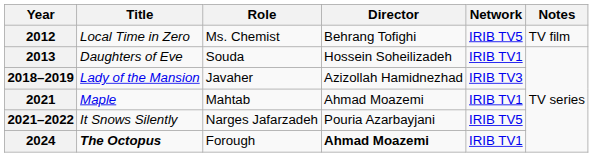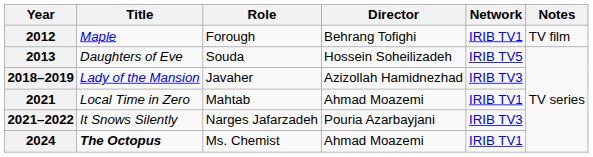(135, 36) Local Time in Zero -> (98, 36) Maple
(243, 36) Ms. Chemist -> (231, 36) Forough
(496, 36) IRIB TV5 -> (496, 36) IRIB TV1
(496, 57) IRIB TV1 -> (496, 57) IRIB TV5
(98, 99) Maple -> (135, 99) Local Time in Zero
(496, 120) IRIB TV5 -> (496, 120) IRIB TV3
(231, 141) Forough -> (243, 141) Ms. Chemist
(377, 141) bold -> (374, 141) normal
